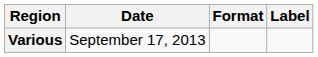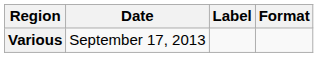columns swapped: (238, 16) <-> (290, 16)
